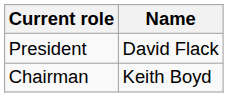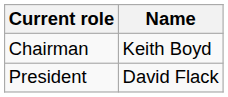rows swapped: (48, 48) <-> (49, 77)
